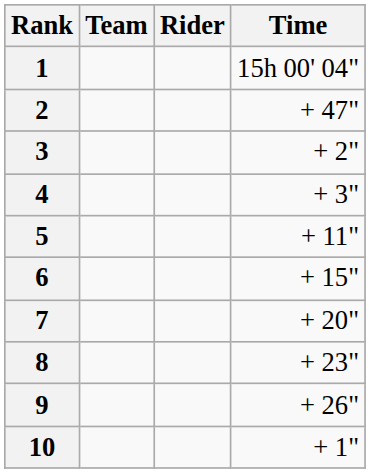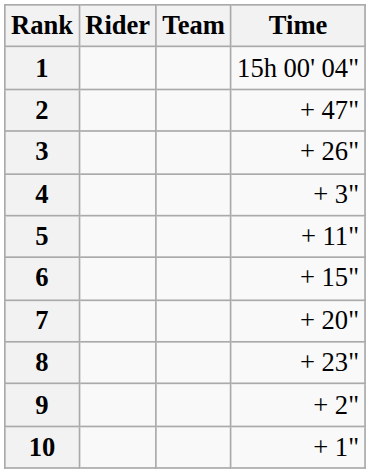columns swapped: (192, 25) <-> (116, 25)
(336, 151) + 2" -> (329, 151) + 26"
(329, 404) + 26" -> (336, 404) + 2"
